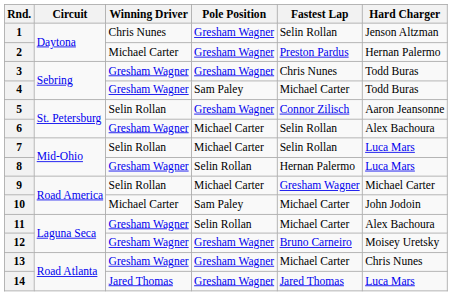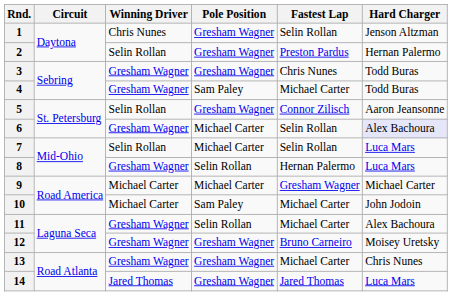(143, 51) Michael Carter -> (137, 51) Selin Rollan
(400, 128) no background -> (400, 128) lavender background
(137, 185) Selin Rollan -> (143, 185) Michael Carter
